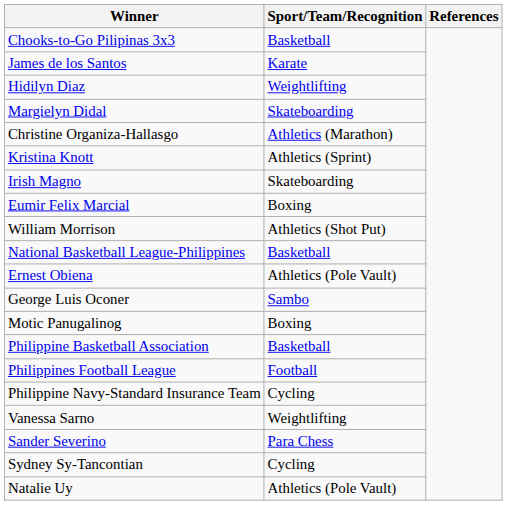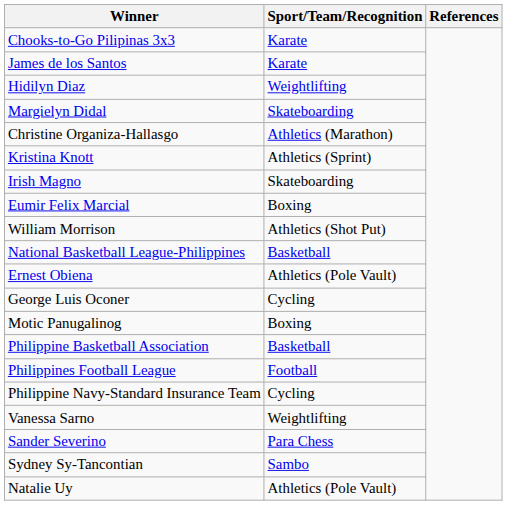(299, 39) Basketball -> (287, 39) Karate
(288, 299) Sambo -> (291, 299) Cycling
(291, 464) Cycling -> (288, 464) Sambo
